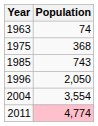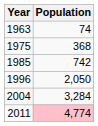(82, 63) 743 -> (82, 63) 742
(78, 96) 3,554 -> (78, 96) 3,284
